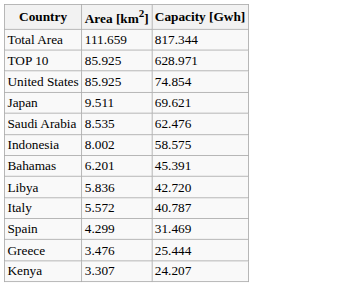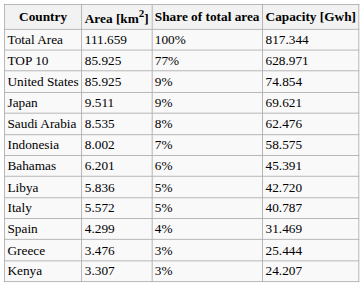+ column: (207, 16)
